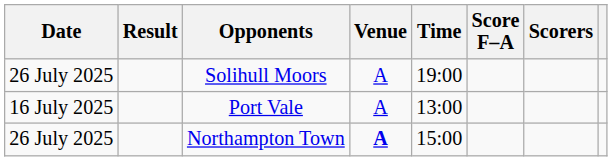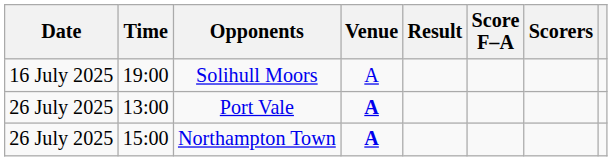columns swapped: (439, 31) <-> (150, 31)
(61, 75) 26 July 2025 -> (61, 75) 16 July 2025
(61, 107) 16 July 2025 -> (61, 107) 26 July 2025
(381, 107) normal -> (372, 107) bold
